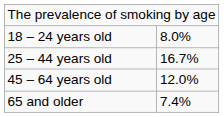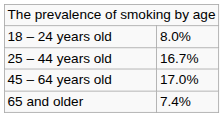(179, 79) 12.0% -> (179, 79) 17.0%
